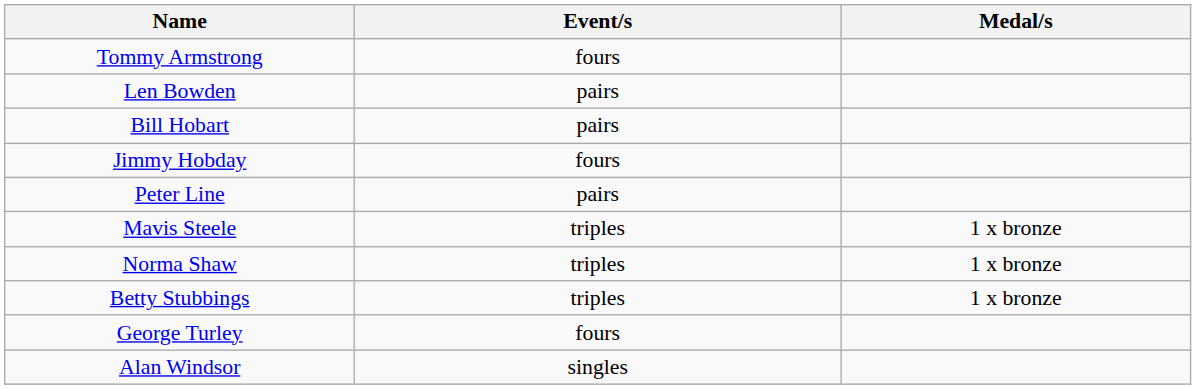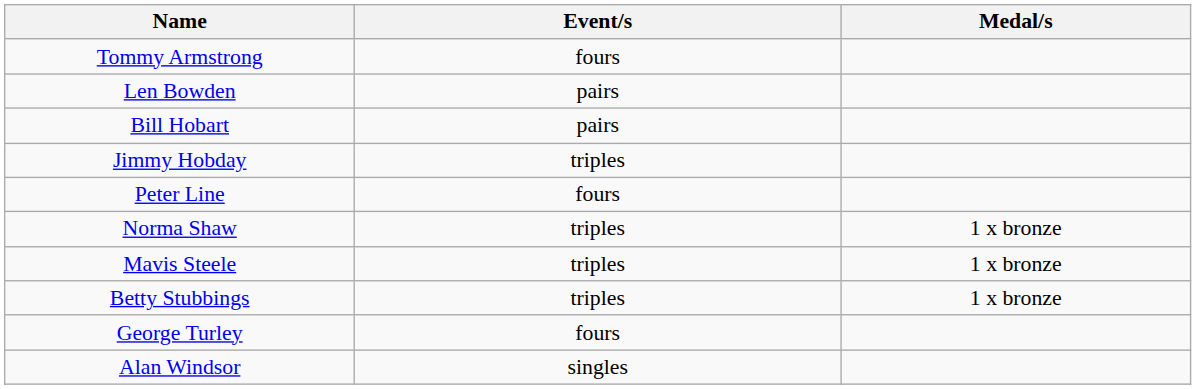(598, 159) fours -> (598, 159) triples
(598, 194) pairs -> (598, 194) fours
rows swapped: (180, 263) <-> (180, 228)
